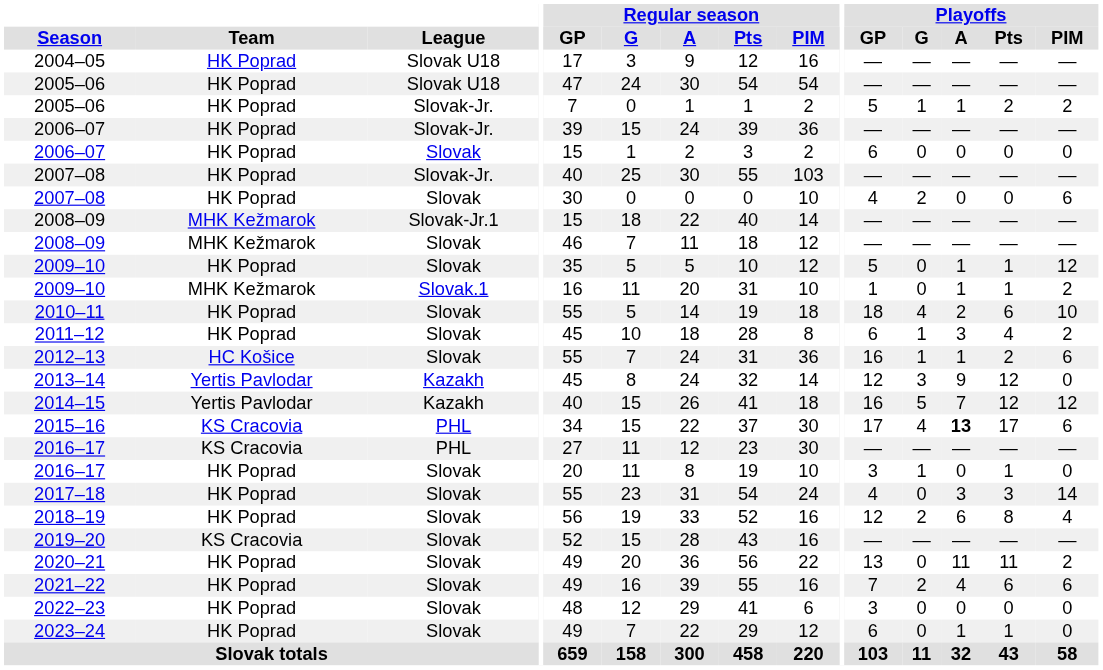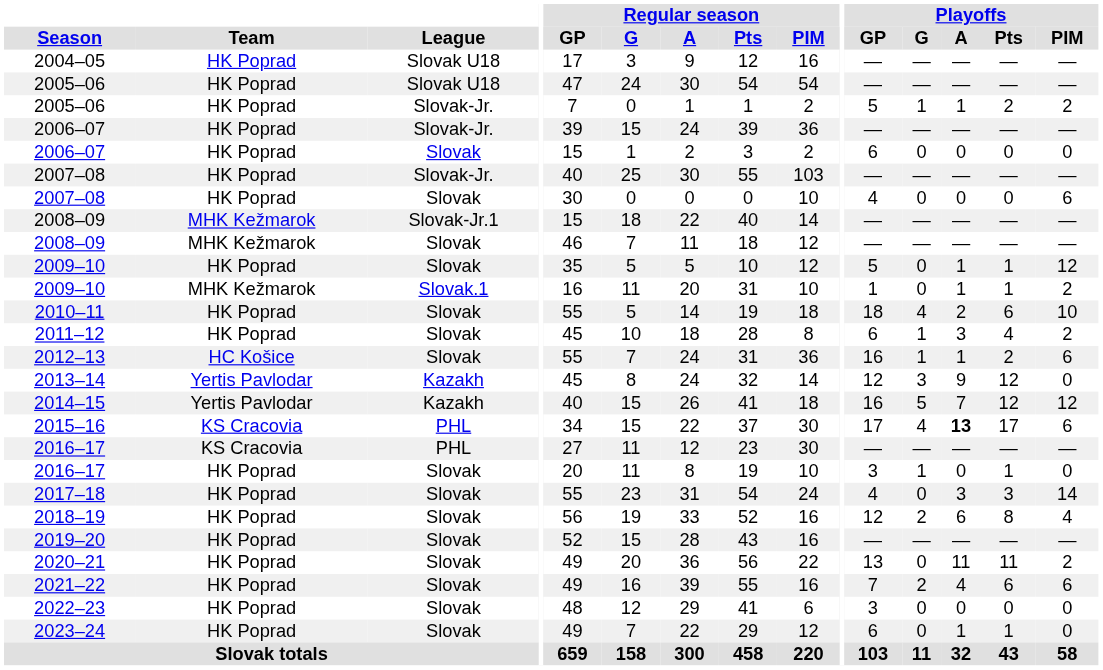(922, 197) 2 -> (922, 197) 0
(252, 539) KS Cracovia -> (252, 539) HK Poprad
